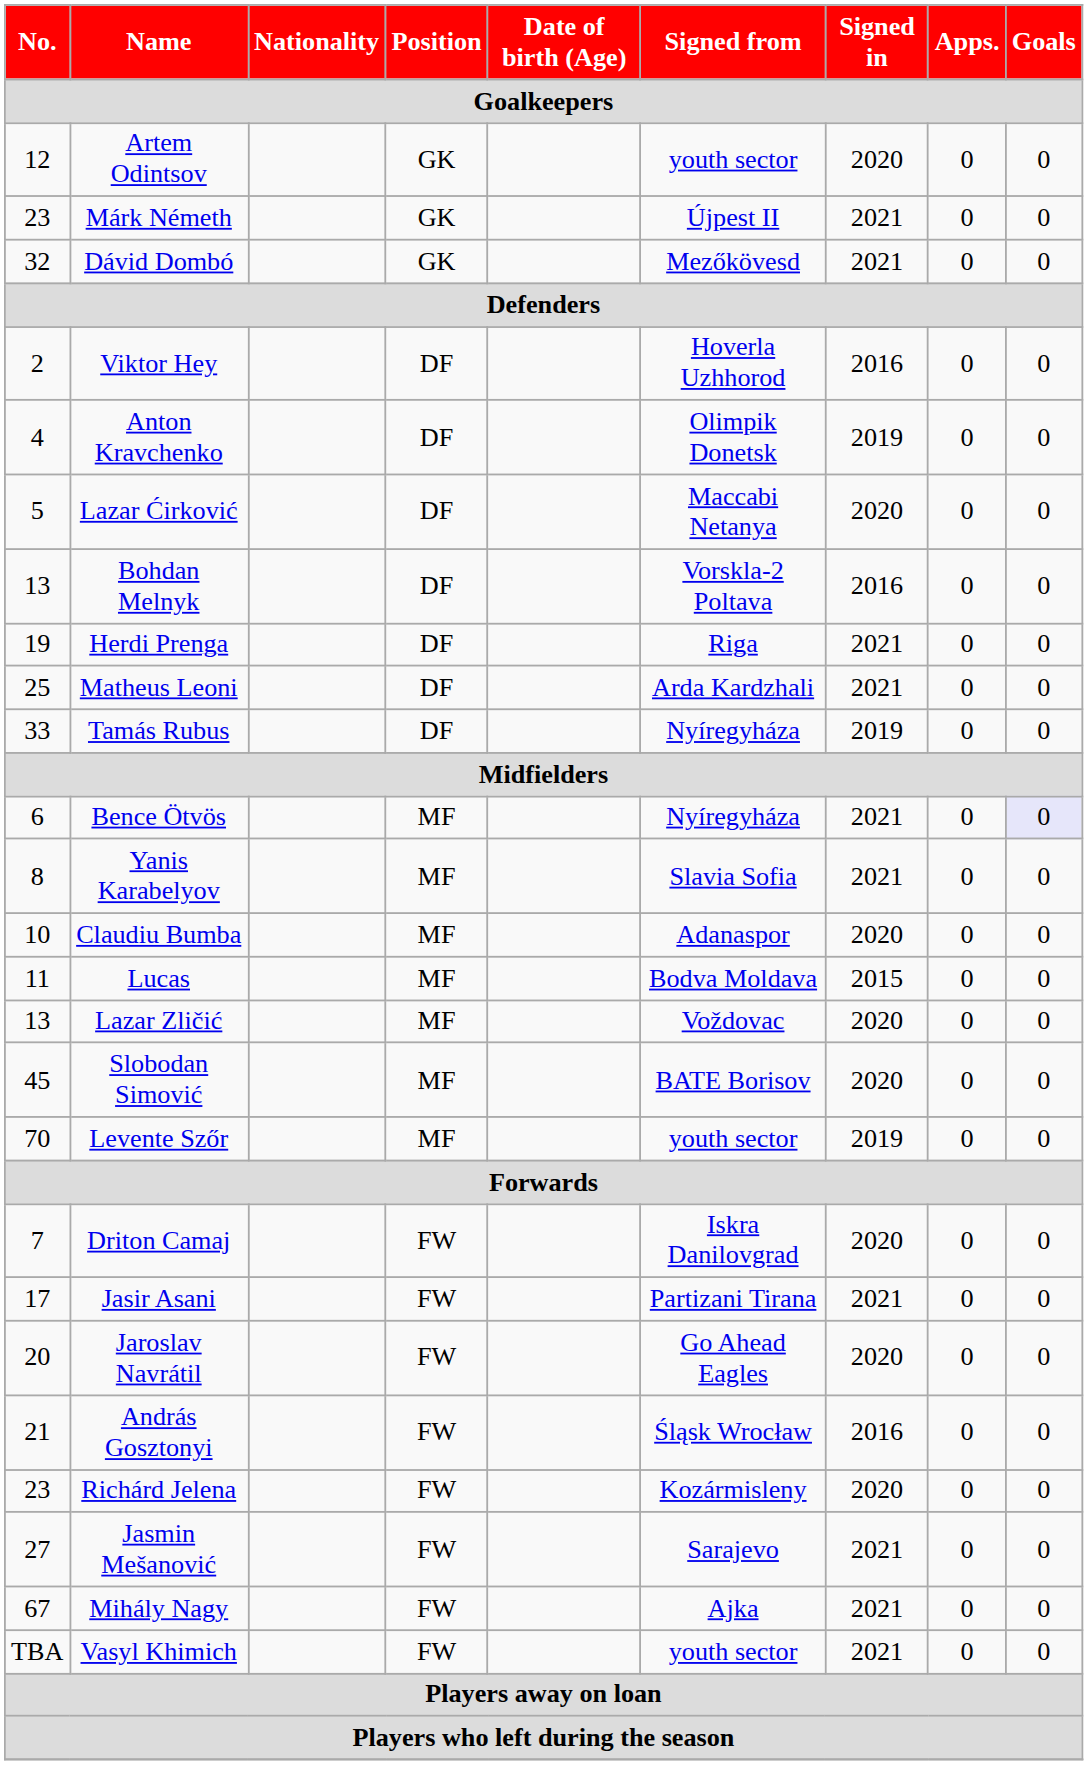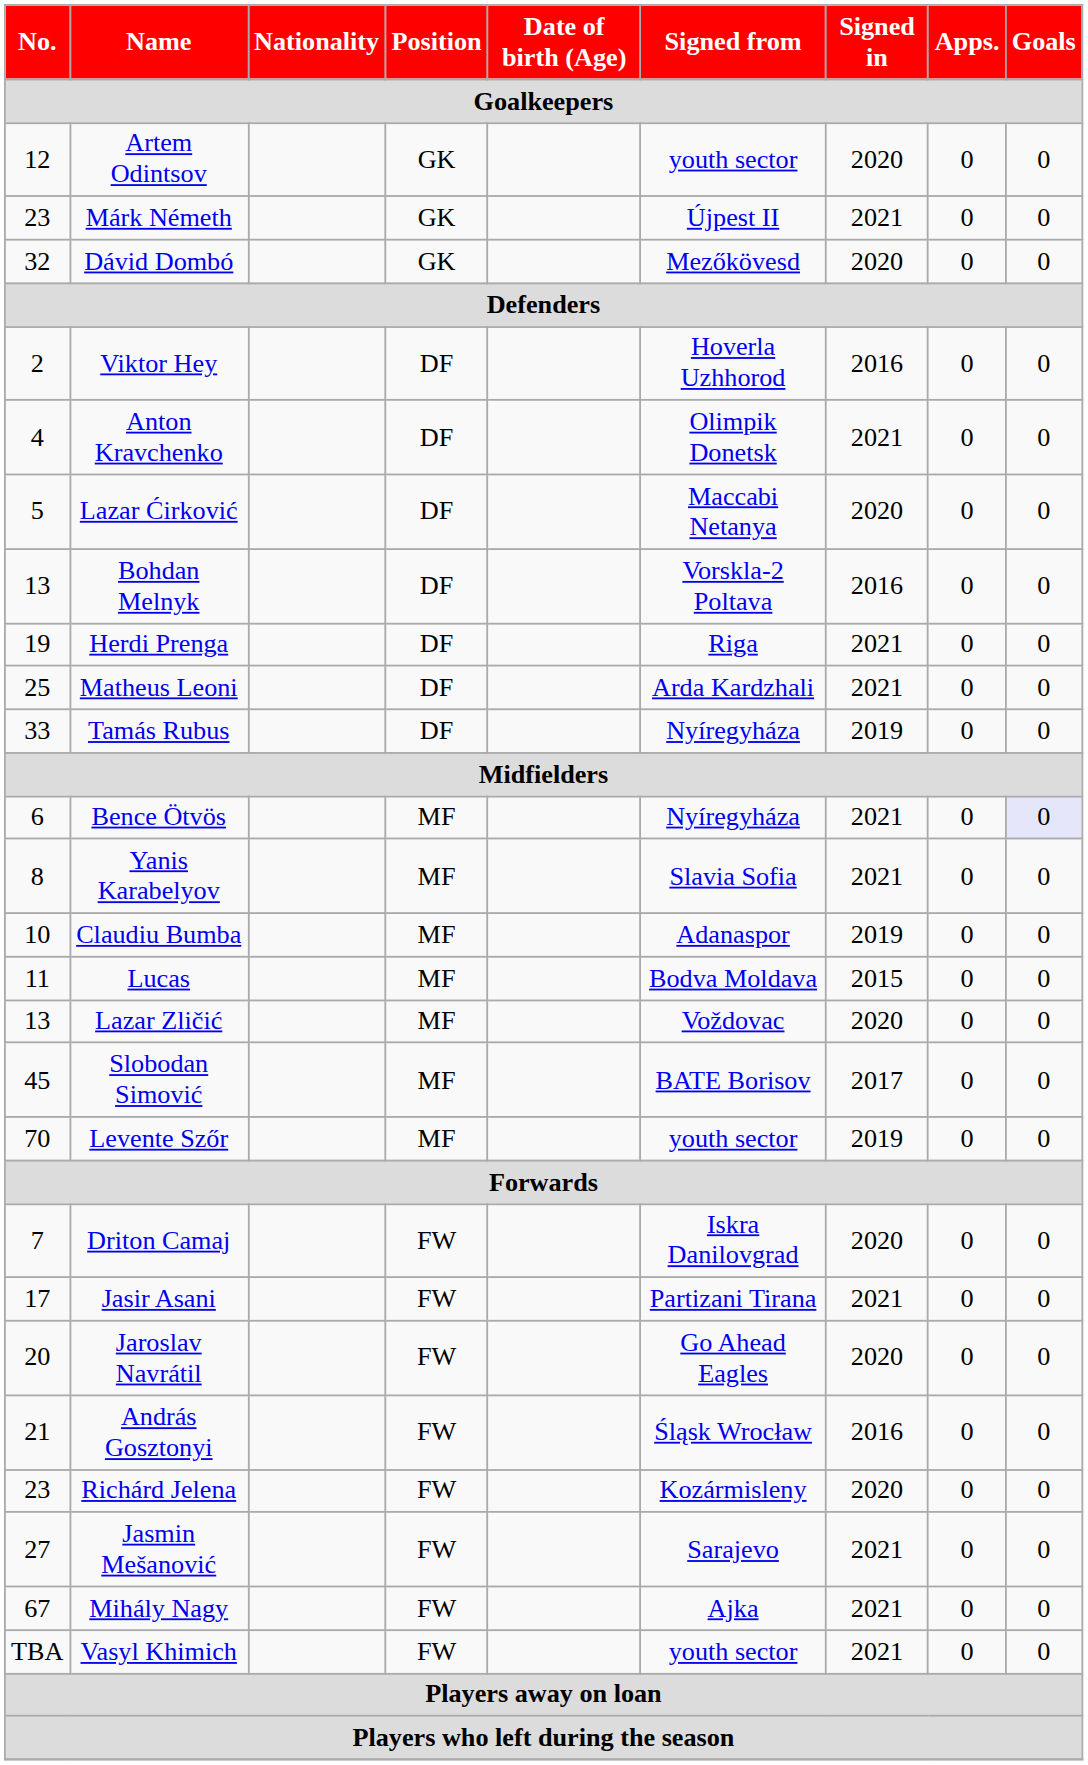(877, 261) 2021 -> (877, 261) 2020
(877, 437) 2019 -> (877, 437) 2021
(877, 934) 2020 -> (877, 934) 2019
(877, 1079) 2020 -> (877, 1079) 2017
